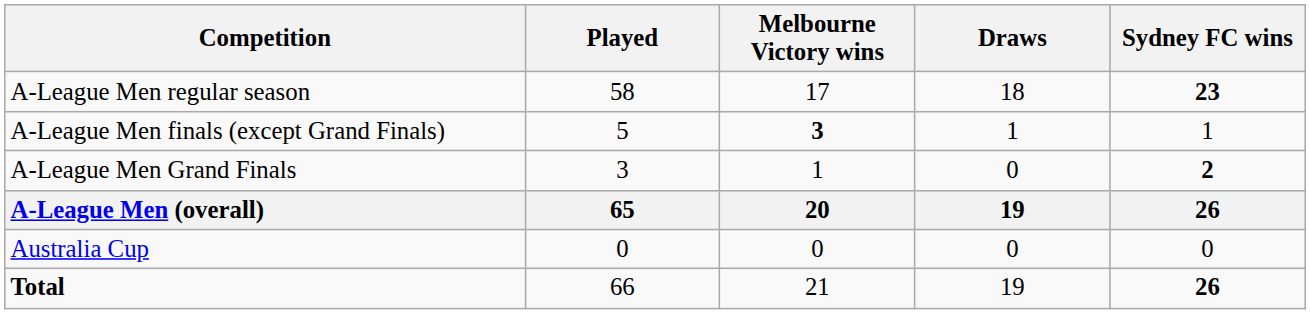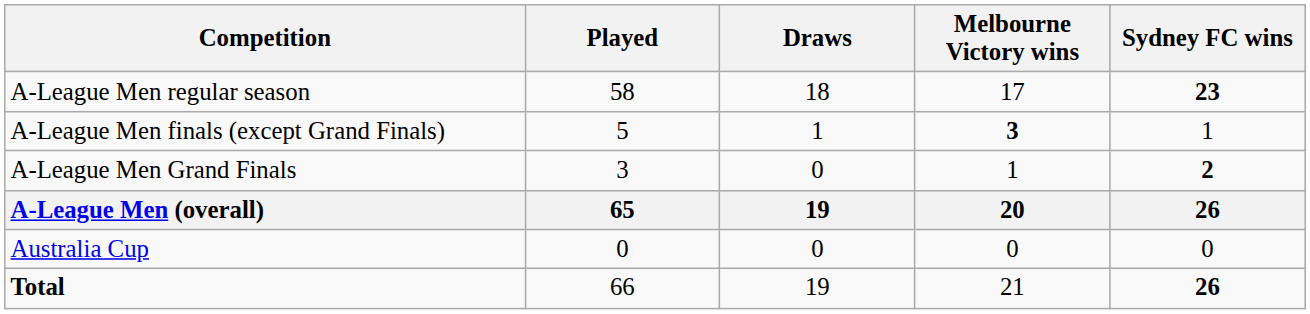columns swapped: (817, 38) <-> (1012, 38)
